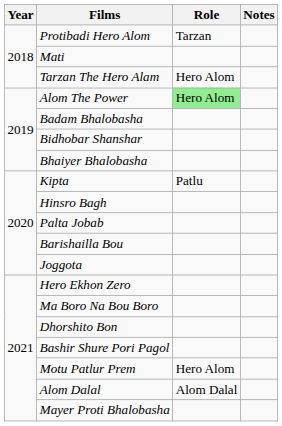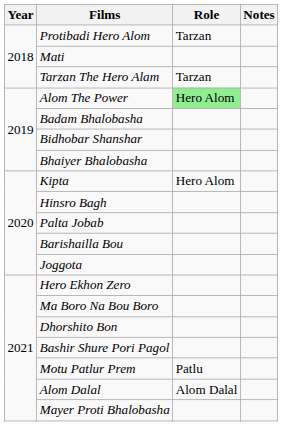(205, 77) Hero Alom -> (193, 77) Tarzan
(189, 181) Patlu -> (205, 181) Hero Alom
(205, 368) Hero Alom -> (189, 368) Patlu
